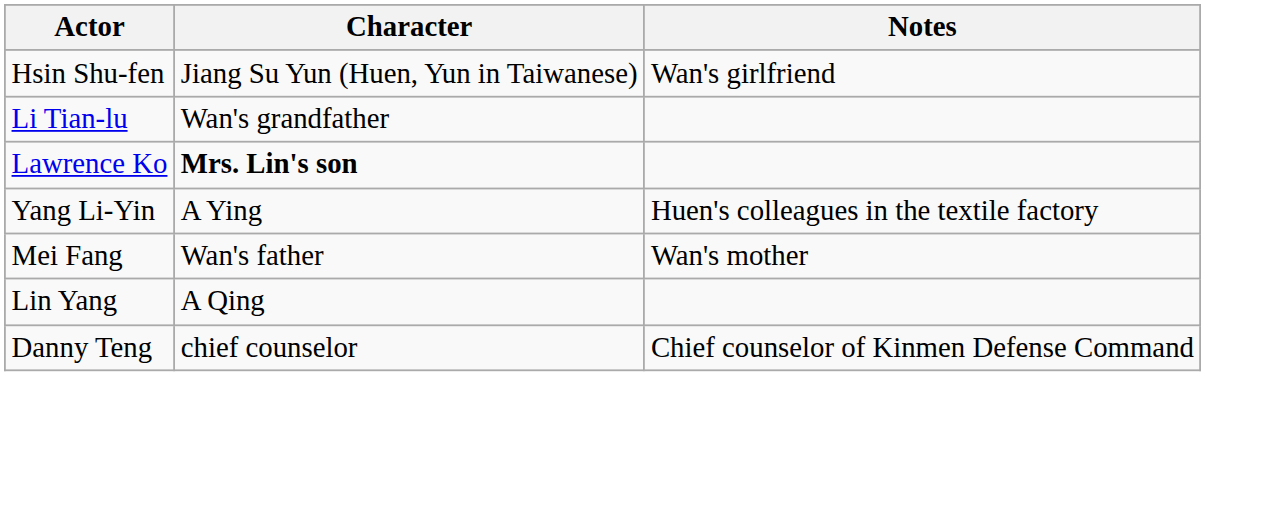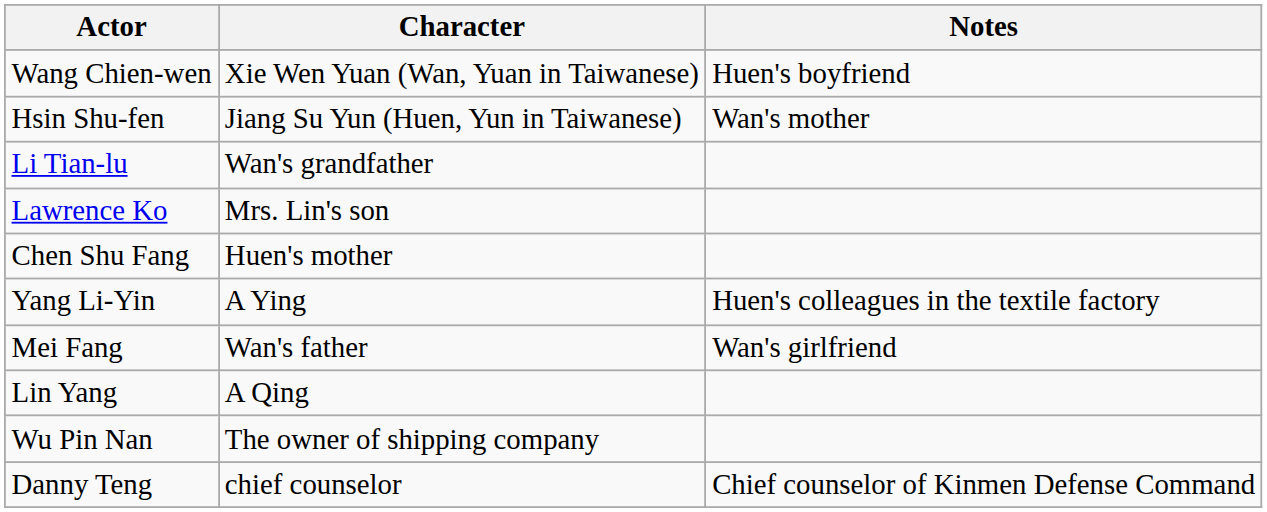+ row: (112, 73)
(743, 73) Wan's girlfriend -> (791, 118) Wan's mother
(269, 164) bold -> (307, 210) normal
+ row: (100, 255)
(729, 255) Wan's mother -> (804, 347) Wan's girlfriend
+ row: (82, 438)
